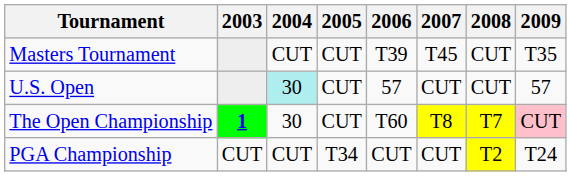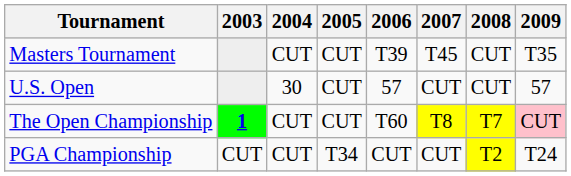(292, 88) paleturquoise background -> (292, 88) no background
(292, 121) 30 -> (292, 121) CUT
